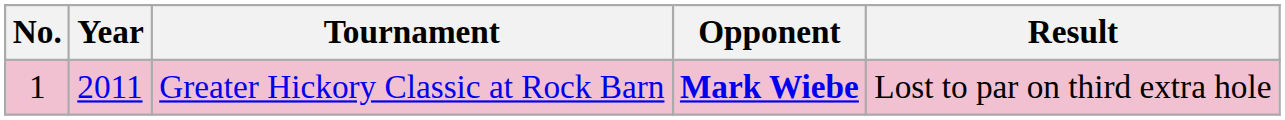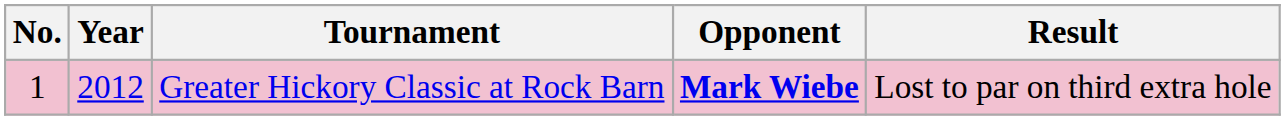(110, 87) 2011 -> (111, 87) 2012
